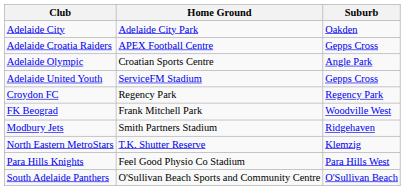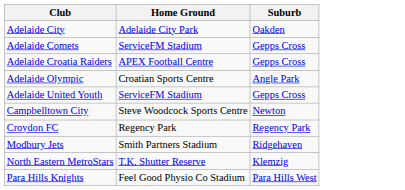+ row: (43, 45)
+ row: (48, 111)
- row: (32, 111)
- row: (58, 177)
